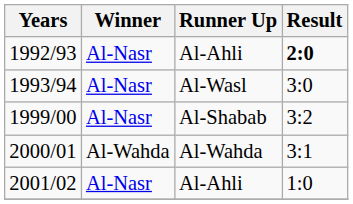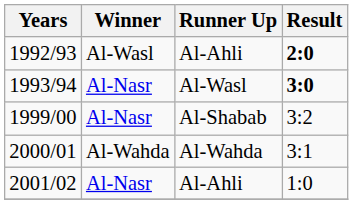(119, 53) Al-Nasr -> (120, 53) Al-Wasl
(300, 85) normal -> (300, 85) bold
